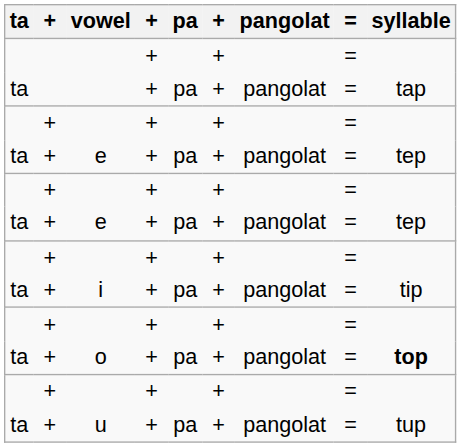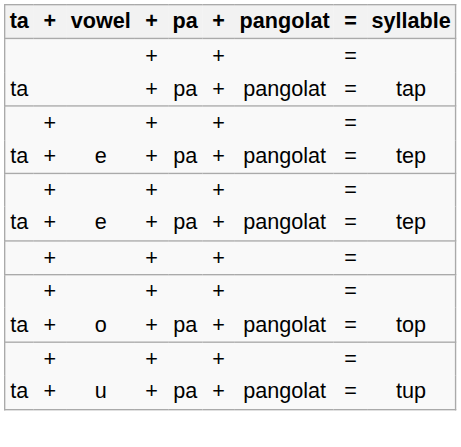- row: (19, 290)
(411, 357) bold -> (411, 324) normal
